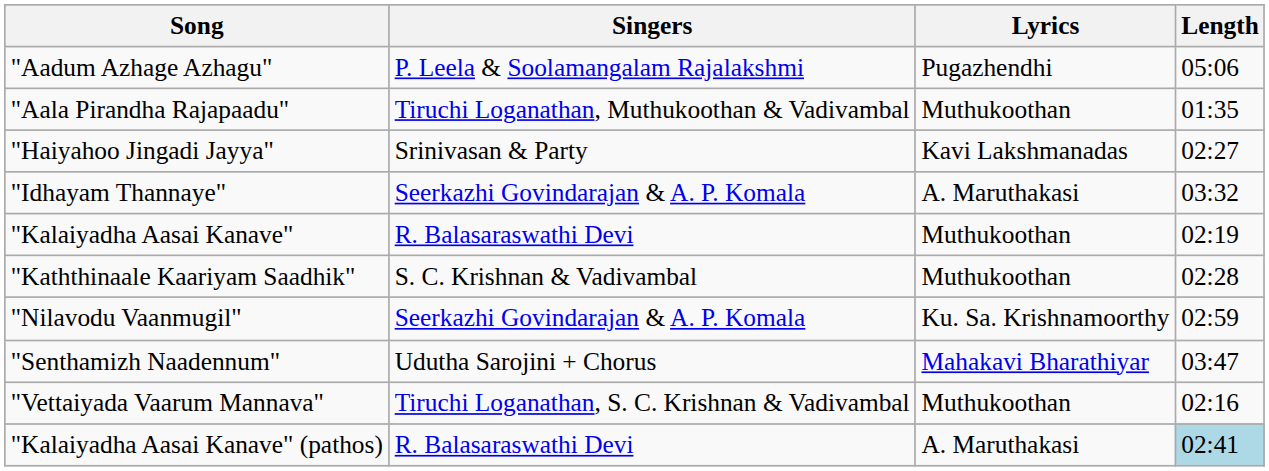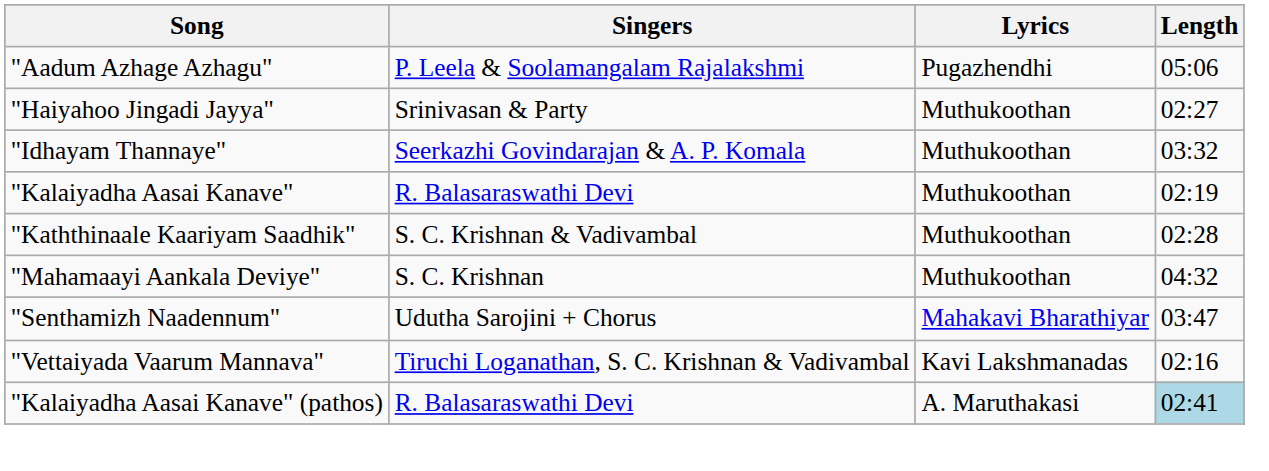- row: (150, 109)
(1025, 151) Kavi Lakshmanadas -> (996, 109) Muthukoothan
(1000, 193) A. Maruthakasi -> (996, 151) Muthukoothan
+ row: (165, 276)
- row: (126, 318)
(996, 402) Muthukoothan -> (1025, 360) Kavi Lakshmanadas
